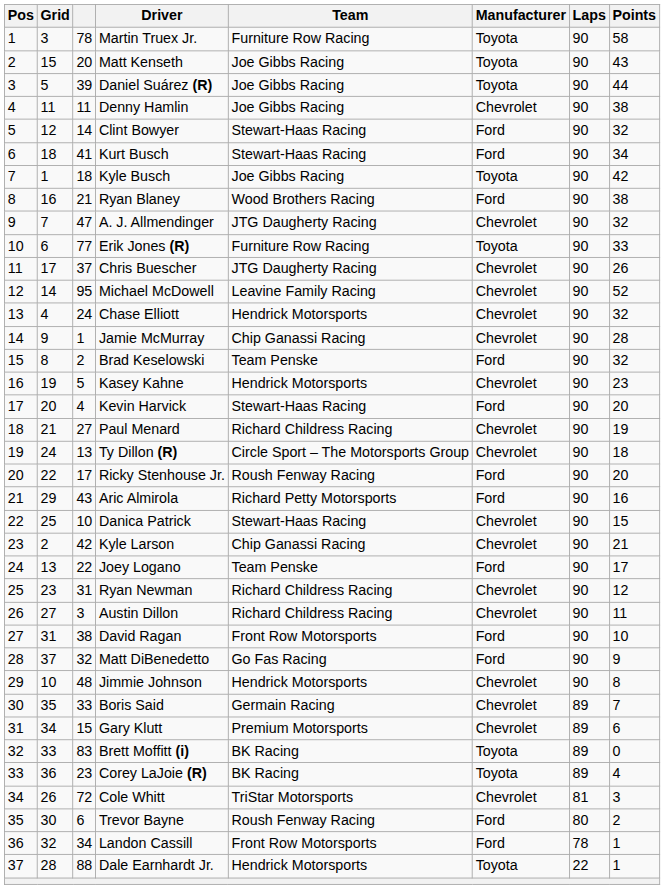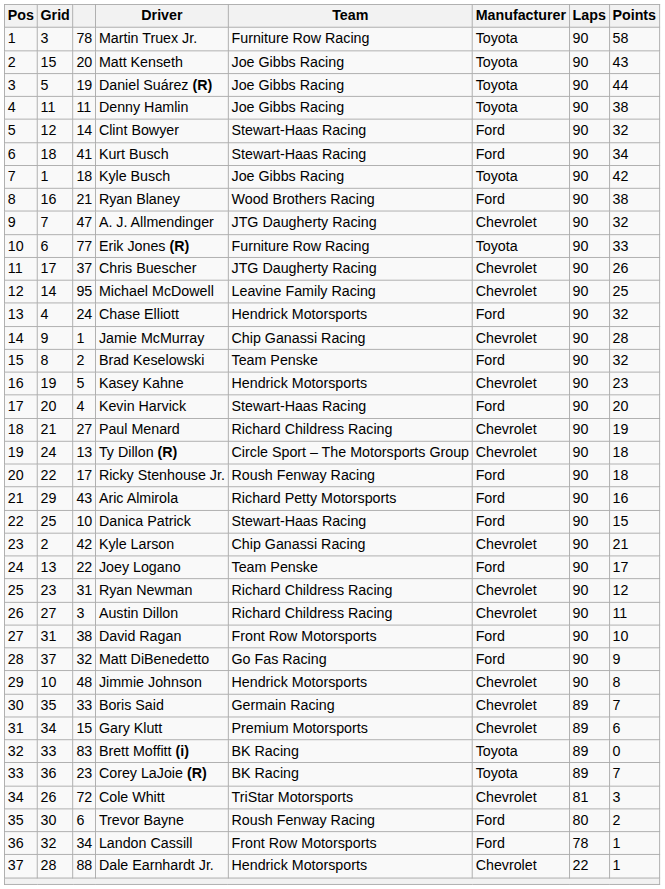(84, 84) 39 -> (84, 84) 19
(506, 107) Chevrolet -> (497, 107) Toyota
(620, 291) 52 -> (620, 291) 25
(506, 314) Chevrolet -> (490, 314) Ford
(620, 475) 20 -> (620, 475) 18
(506, 521) Chevrolet -> (490, 521) Ford
(616, 773) 4 -> (616, 773) 7
(497, 865) Toyota -> (506, 865) Chevrolet
